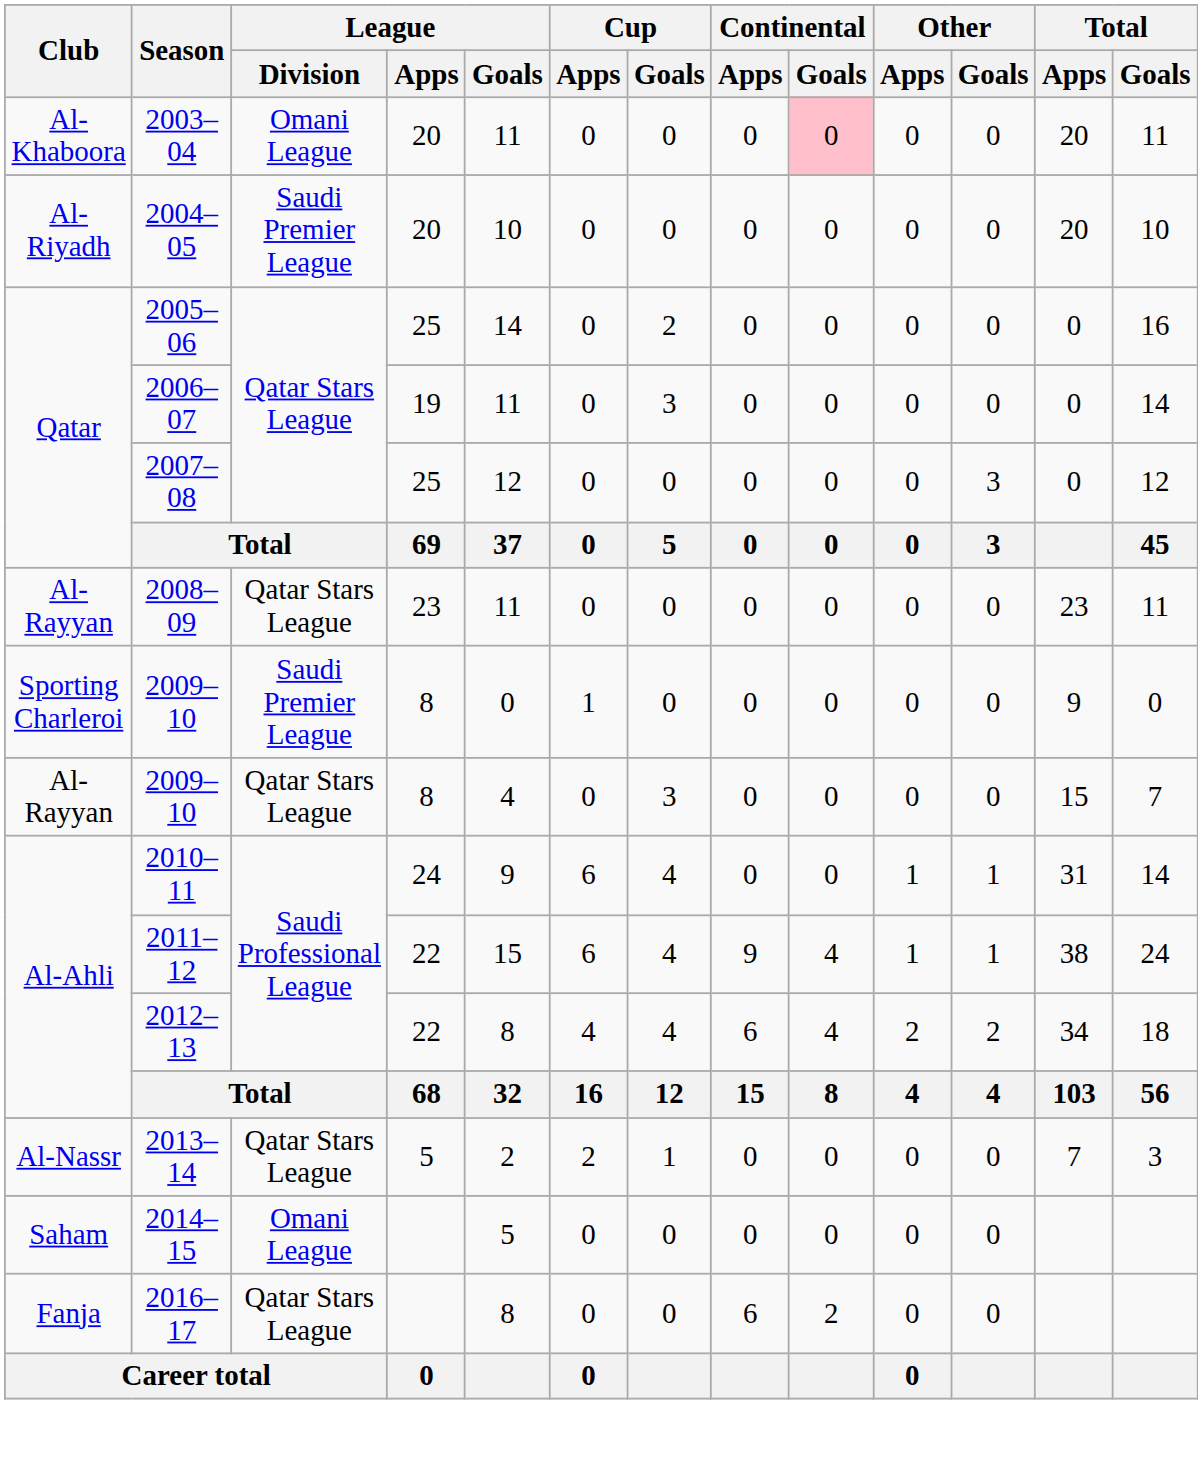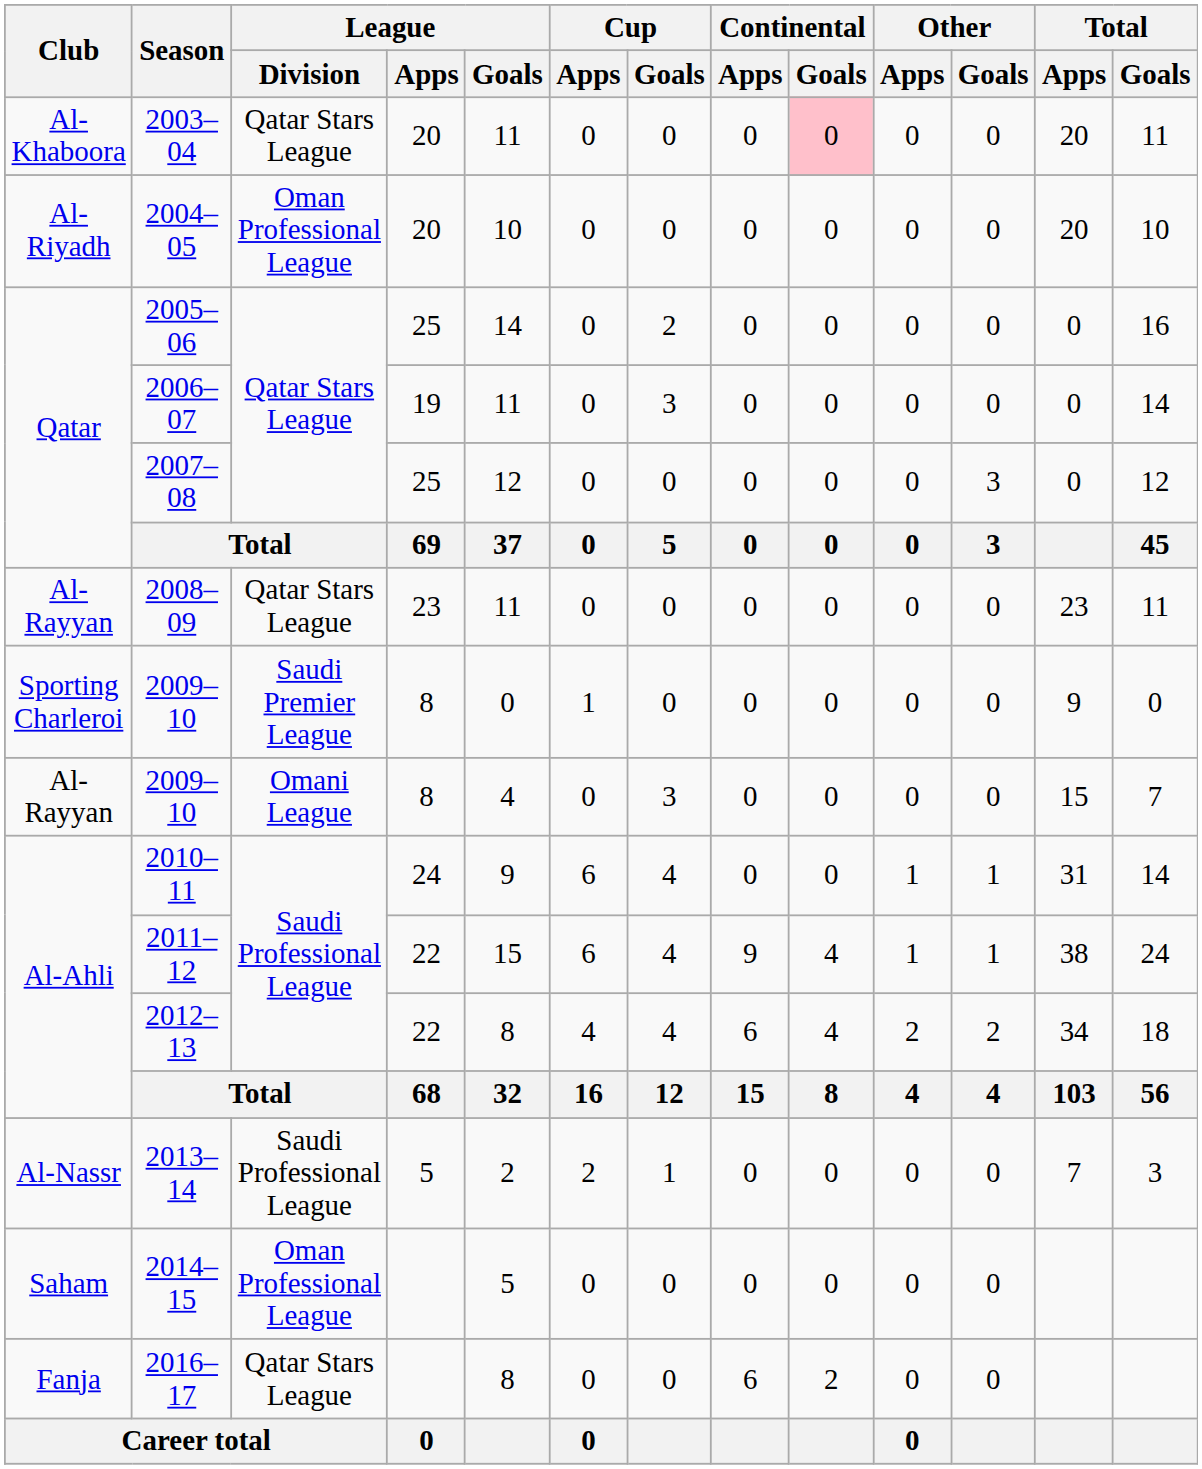(309, 135) Omani League -> (309, 135) Qatar Stars League
(309, 230) Saudi Premier League -> (309, 230) Oman Professional League
(309, 796) Qatar Stars League -> (309, 796) Omani League
(309, 1156) Qatar Stars League -> (309, 1172) Saudi Professional League
(309, 1234) Omani League -> (309, 1283) Oman Professional League
